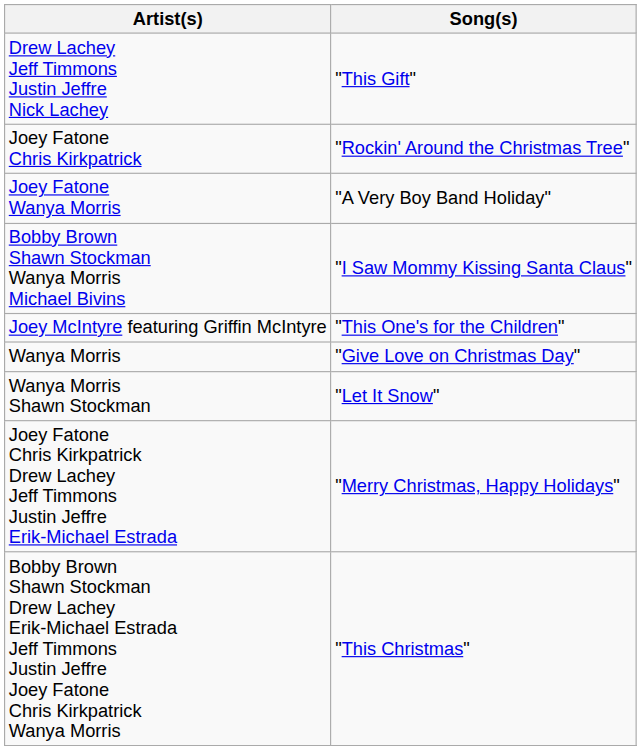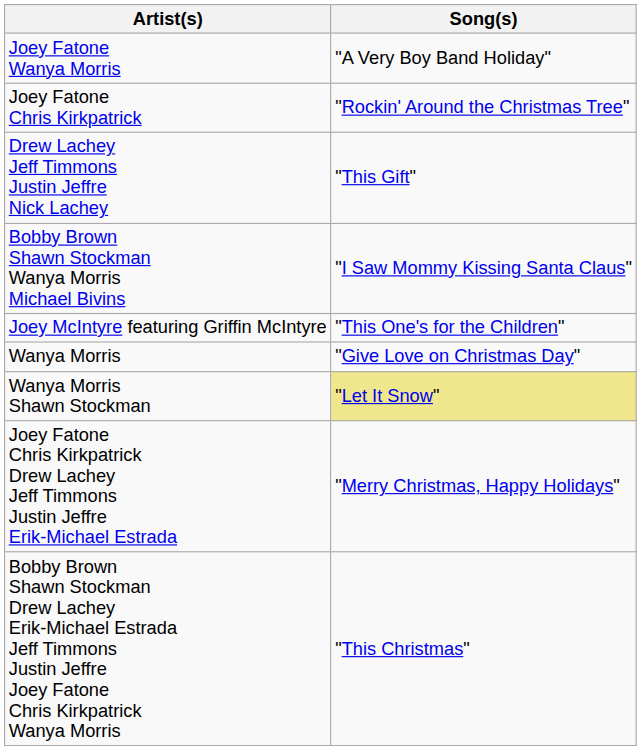rows swapped: (65, 198) <-> (63, 78)
(387, 395) no background -> (387, 395) khaki background
